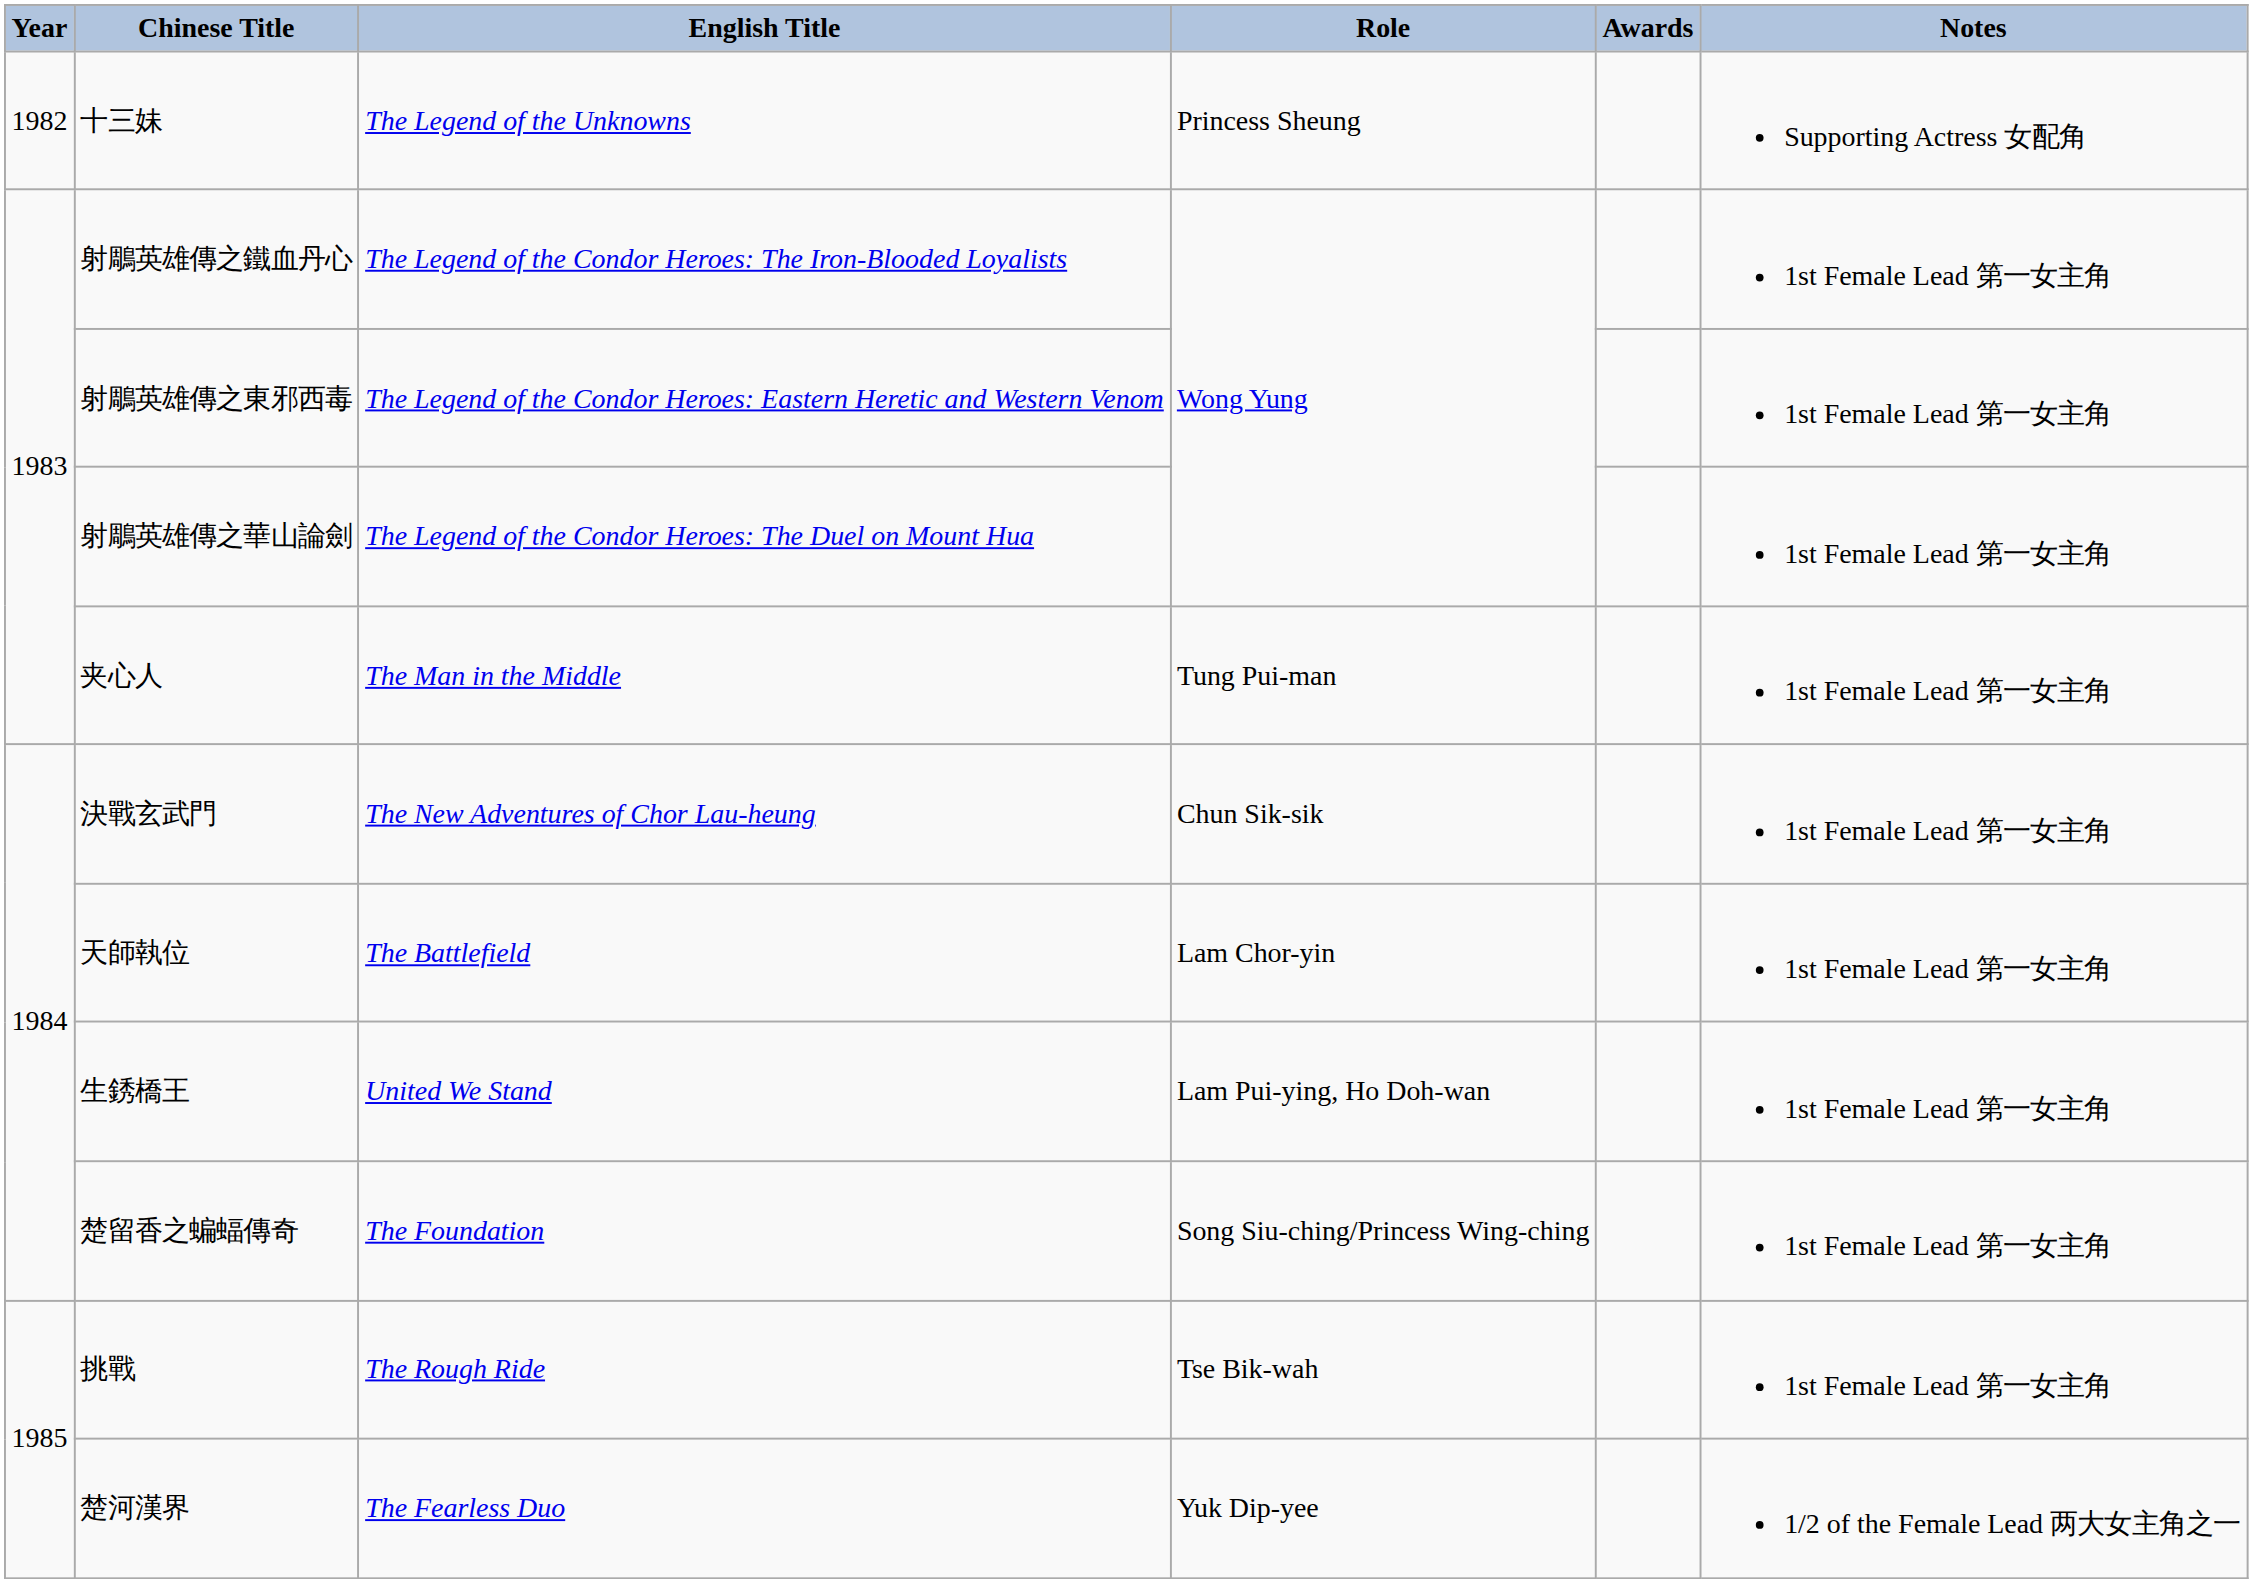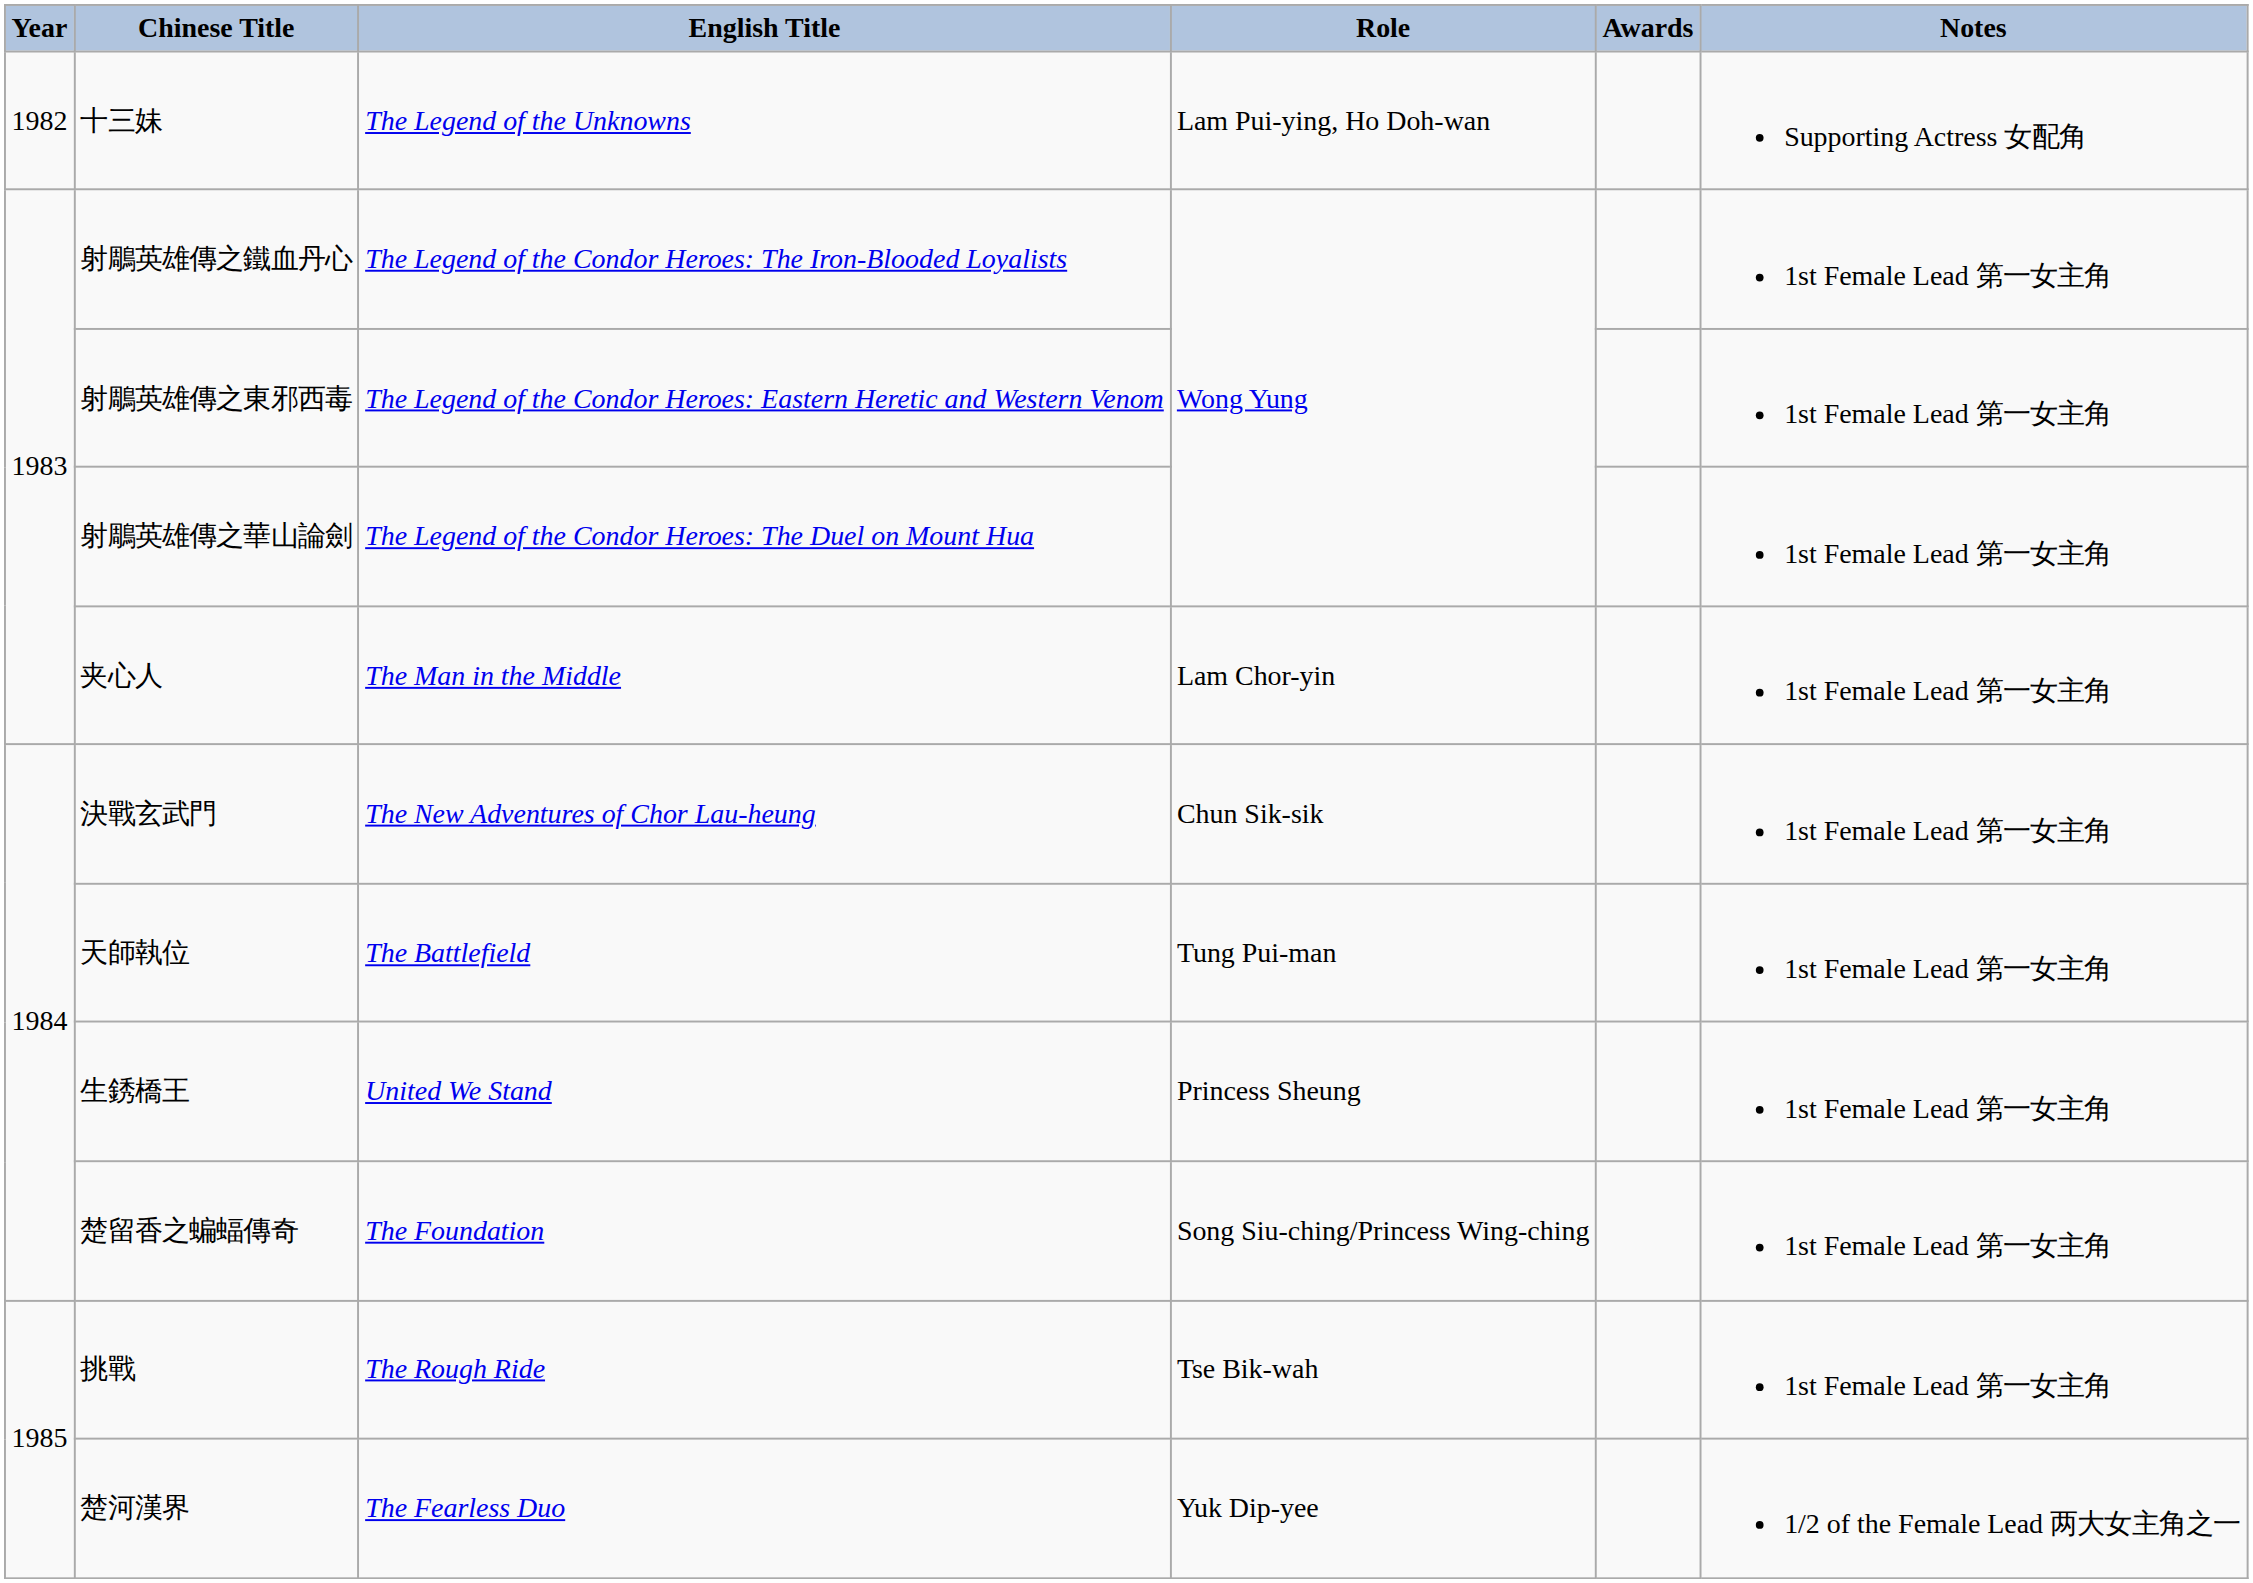(1269, 120) Princess Sheung -> (1334, 120) Lam Pui-ying, Ho Doh-wan
(1257, 675) Tung Pui-man -> (1256, 675) Lam Chor-yin
(1256, 952) Lam Chor-yin -> (1257, 952) Tung Pui-man
(1334, 1091) Lam Pui-ying, Ho Doh-wan -> (1269, 1091) Princess Sheung
